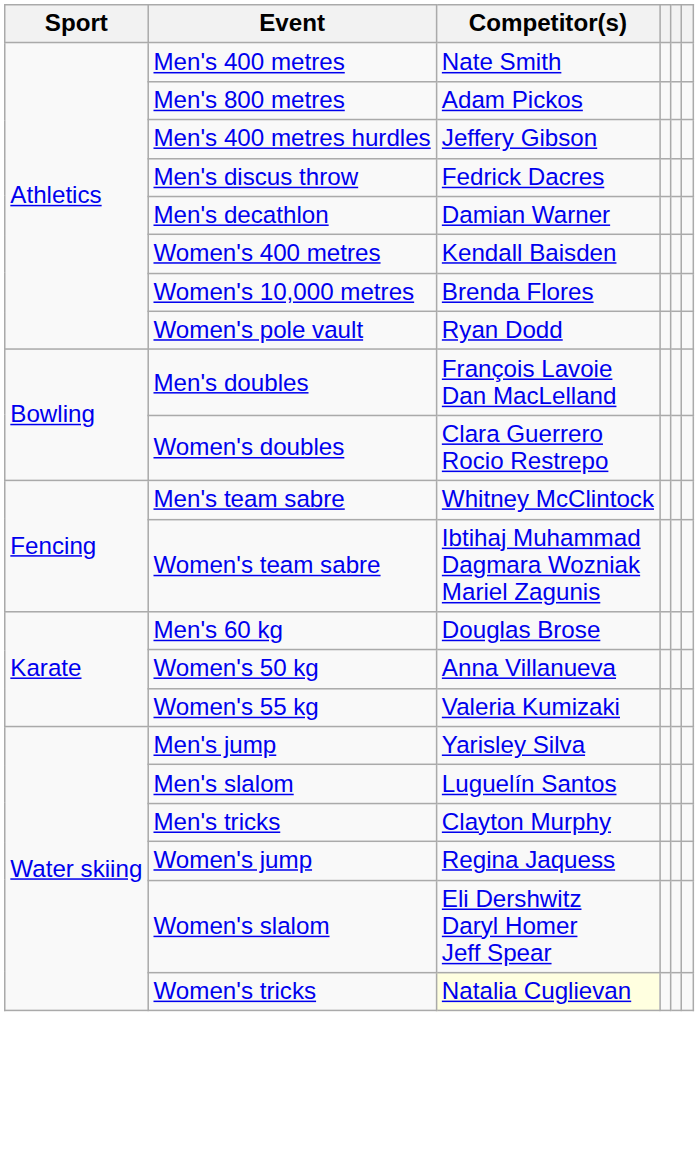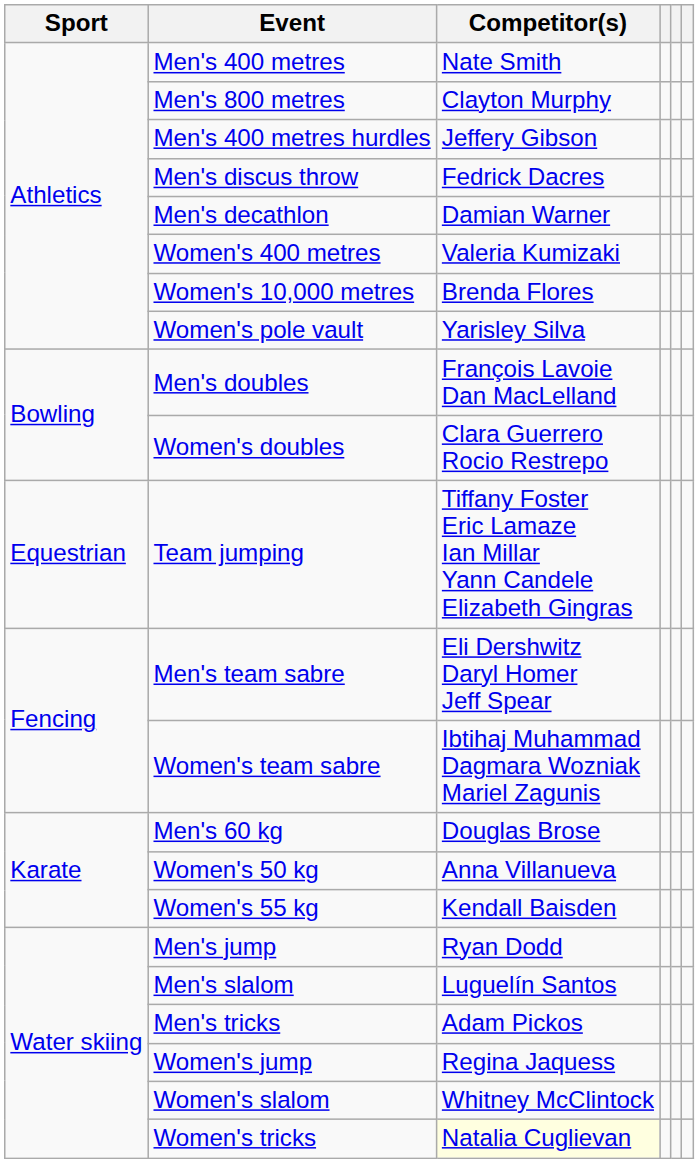(512, 100) Adam Pickos -> (526, 100) Clayton Murphy
(529, 253) Kendall Baisden -> (531, 253) Valeria Kumizaki
(502, 330) Ryan Dodd -> (513, 330) Yarisley Silva
+ row: (229, 553)
(548, 499) Whitney McClintock -> (512, 673) Eli Dershwitz Daryl Homer Jeff Spear
(531, 707) Valeria Kumizaki -> (529, 908) Kendall Baisden
(513, 745) Yarisley Silva -> (502, 946) Ryan Dodd
(526, 822) Clayton Murphy -> (512, 1023) Adam Pickos
(512, 925) Eli Dershwitz Daryl Homer Jeff Spear -> (548, 1100) Whitney McClintock
